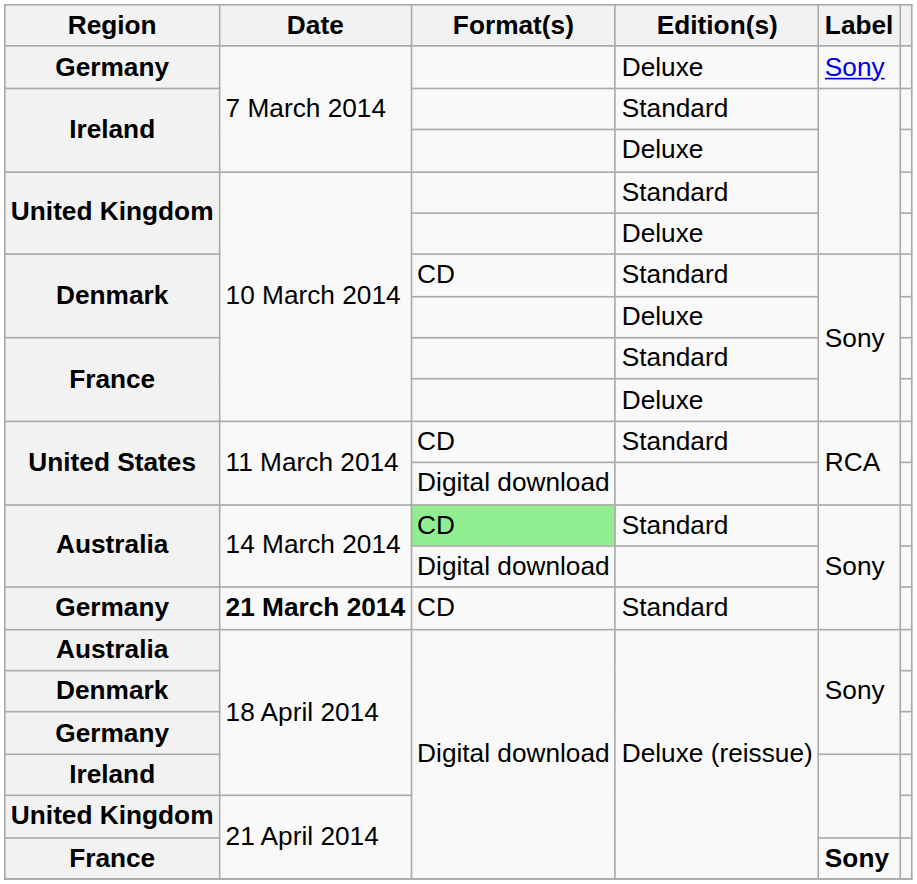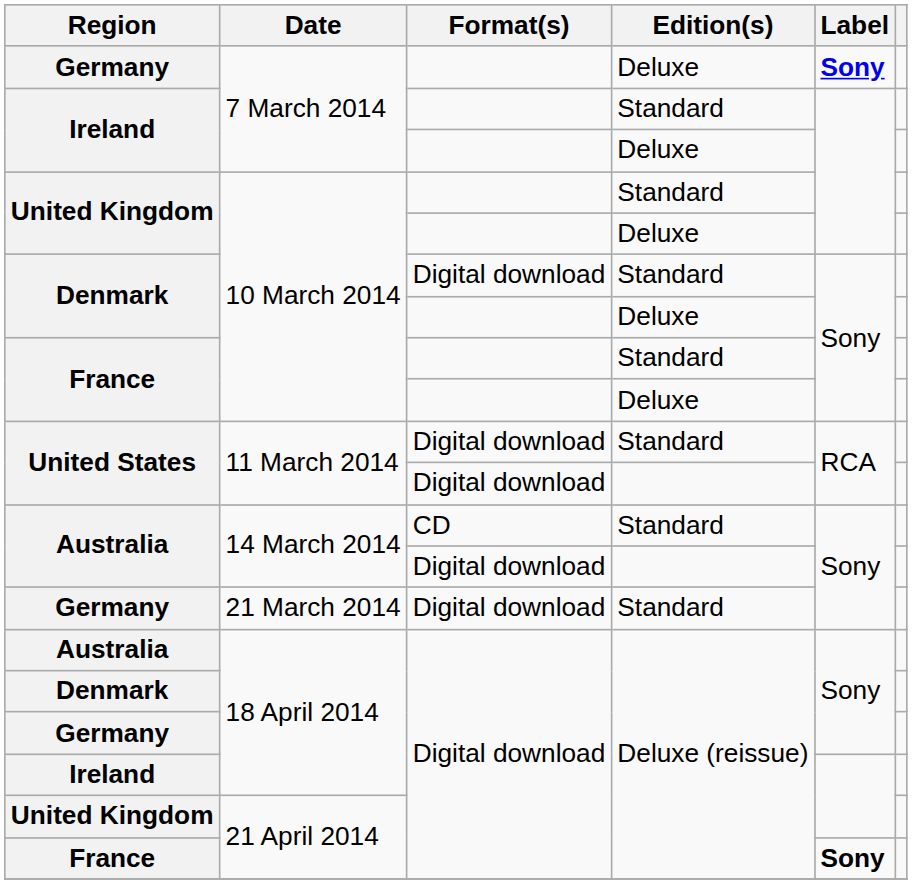(855, 66) normal -> (853, 66) bold
(436, 274) CD -> (509, 274) Digital download
(436, 441) CD -> (509, 441) Digital download
(436, 524) lightgreen background -> (432, 524) no background
(315, 607) bold -> (313, 607) normal
(436, 607) CD -> (509, 607) Digital download
